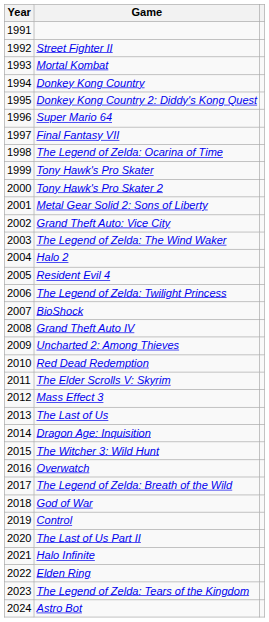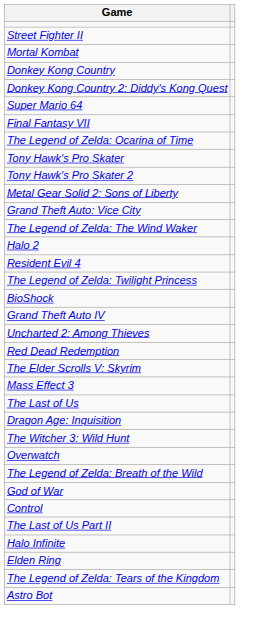- column: (19, 13)
